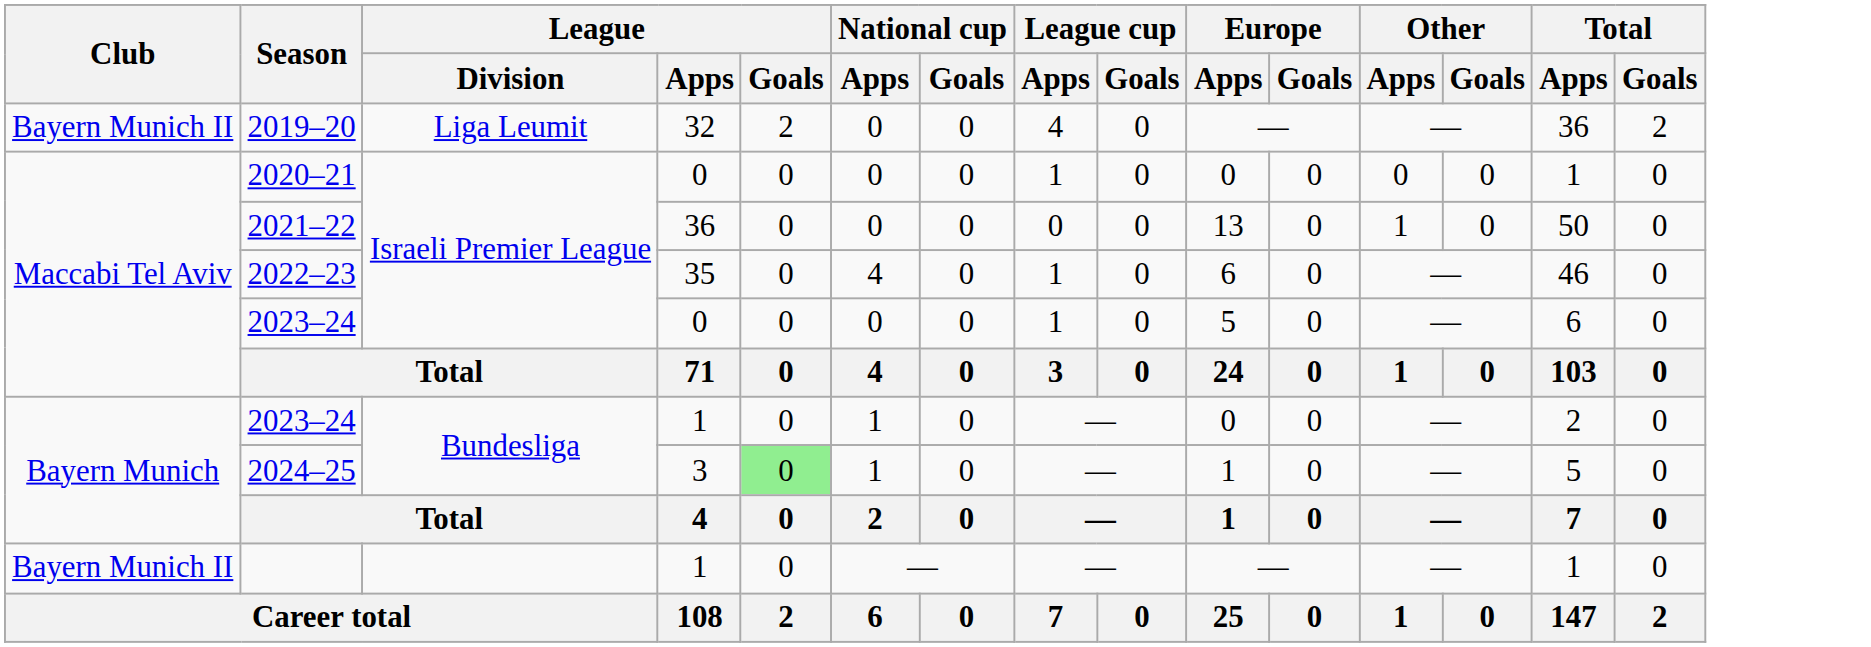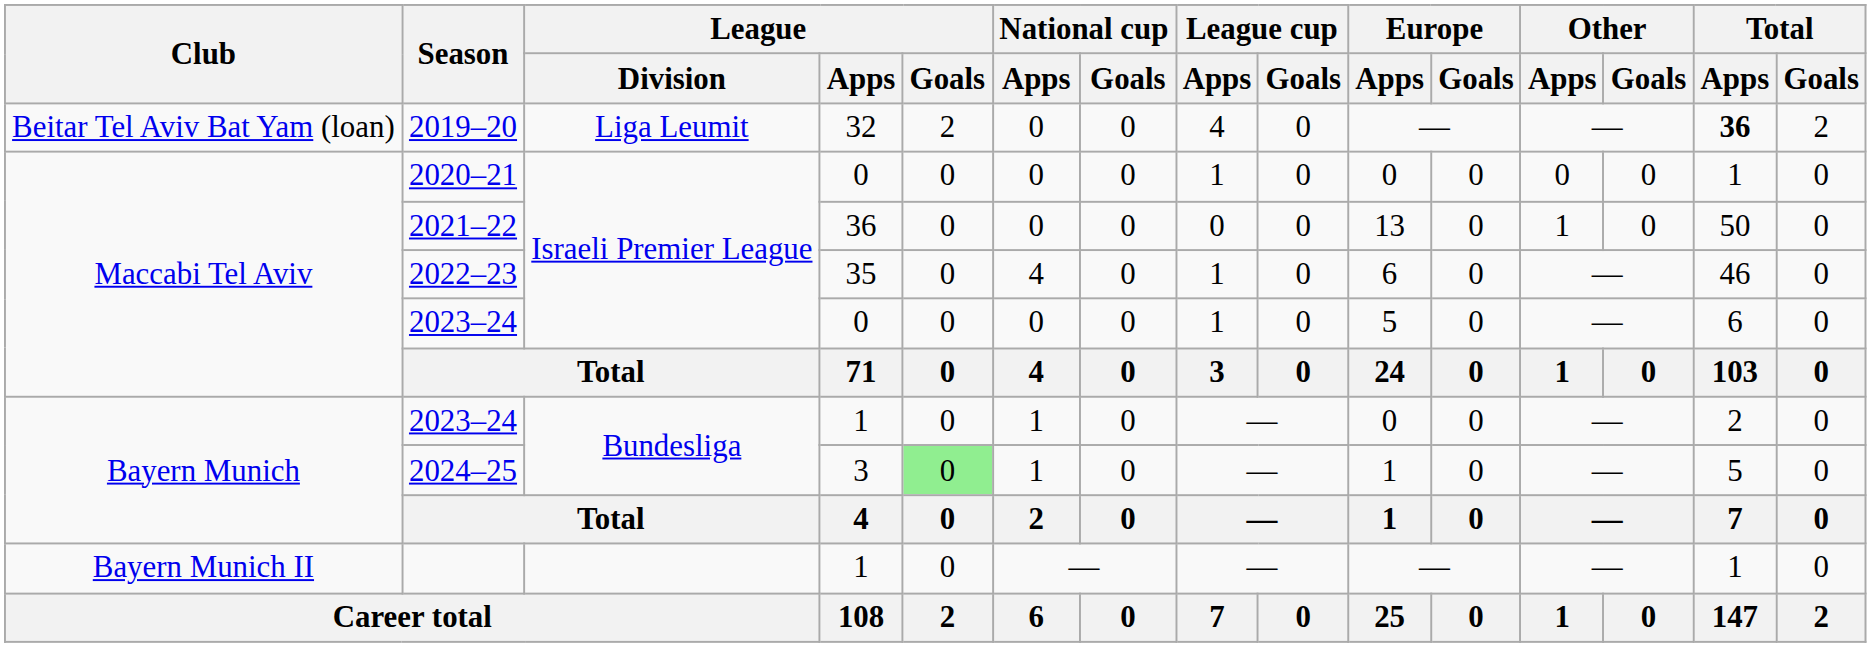(123, 126) Bayern Munich II -> (203, 126) Beitar Tel Aviv Bat Yam (loan)
(1573, 126) normal -> (1735, 126) bold
